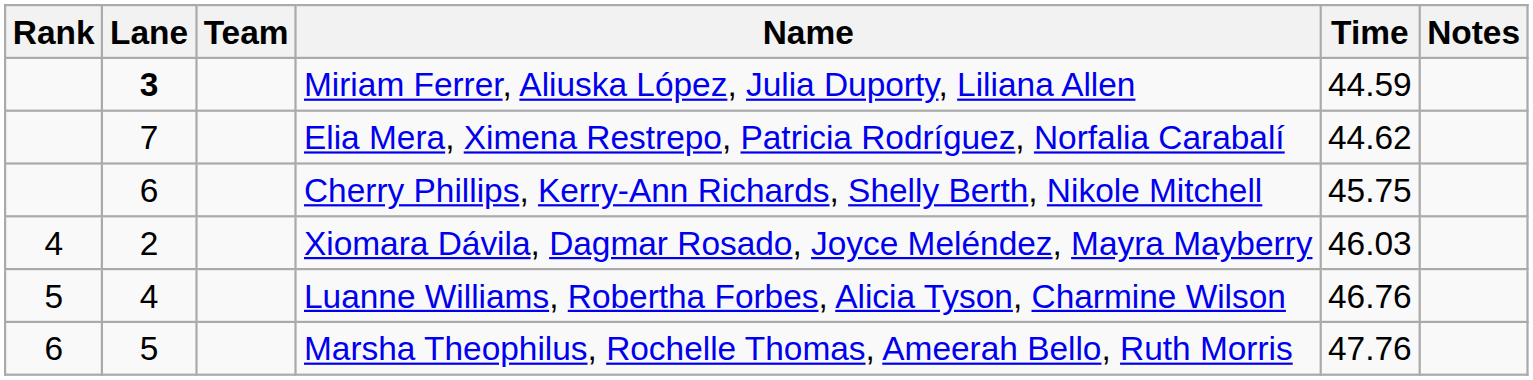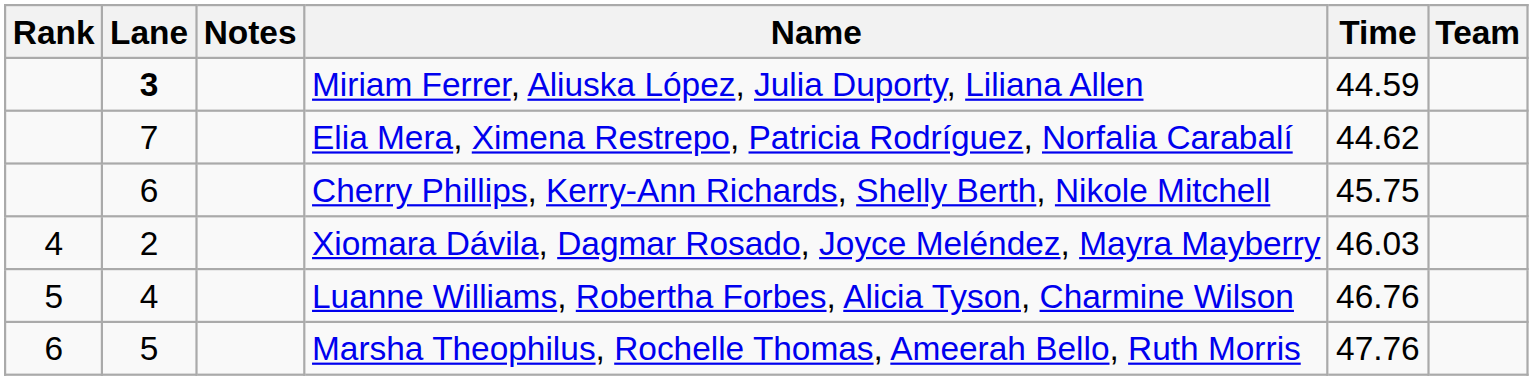columns swapped: (246, 32) <-> (1474, 32)
